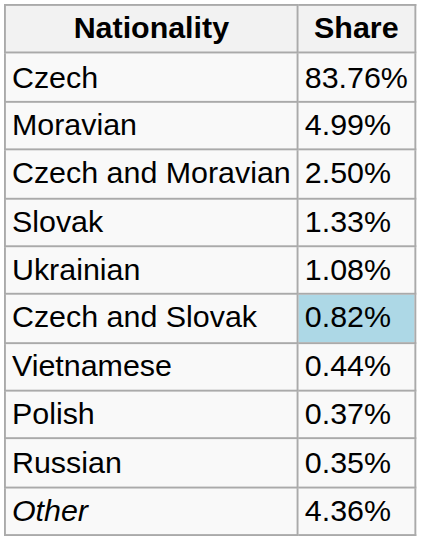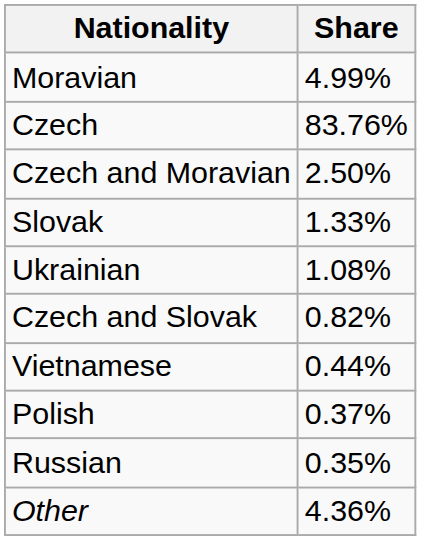rows swapped: (55, 76) <-> (74, 125)
(348, 317) lightblue background -> (348, 317) no background
